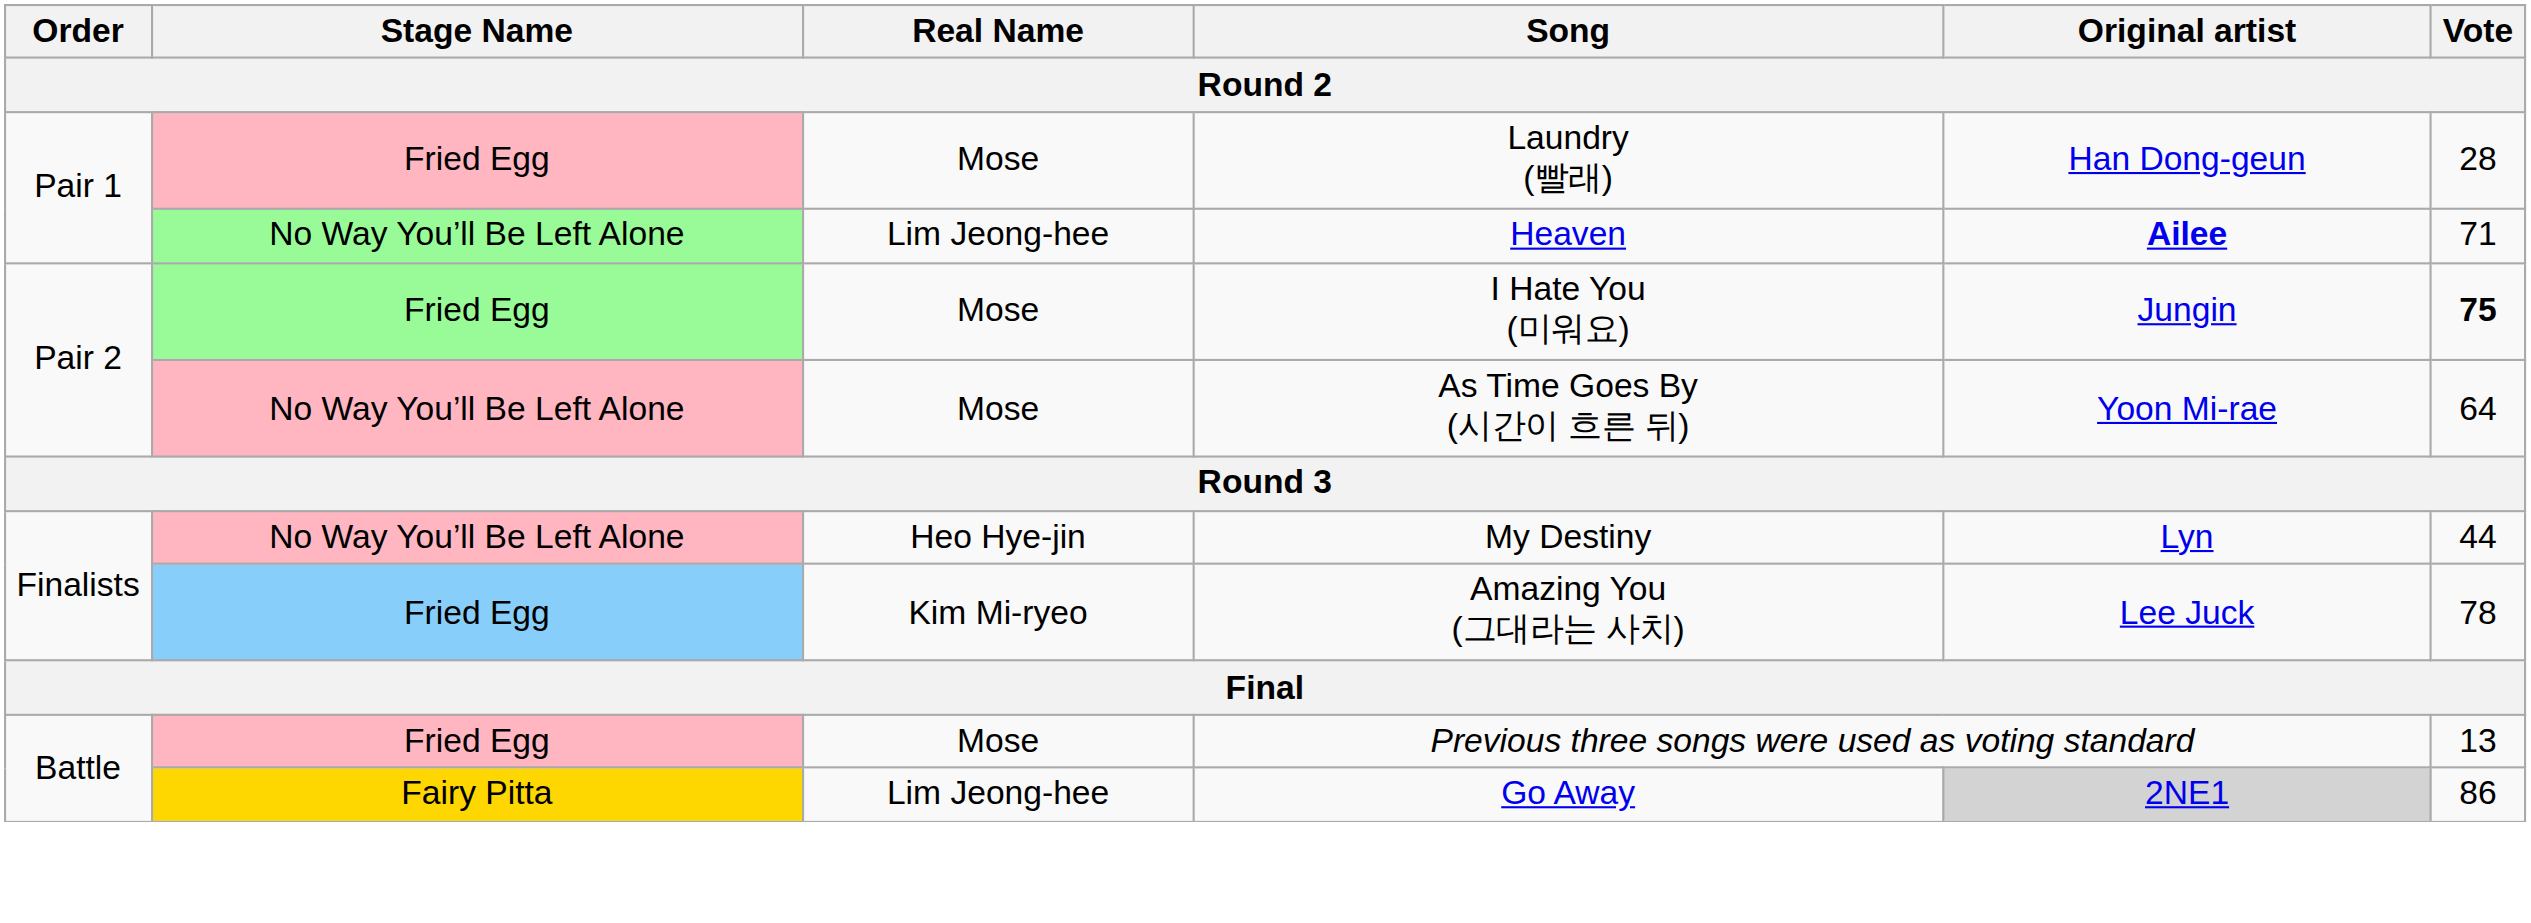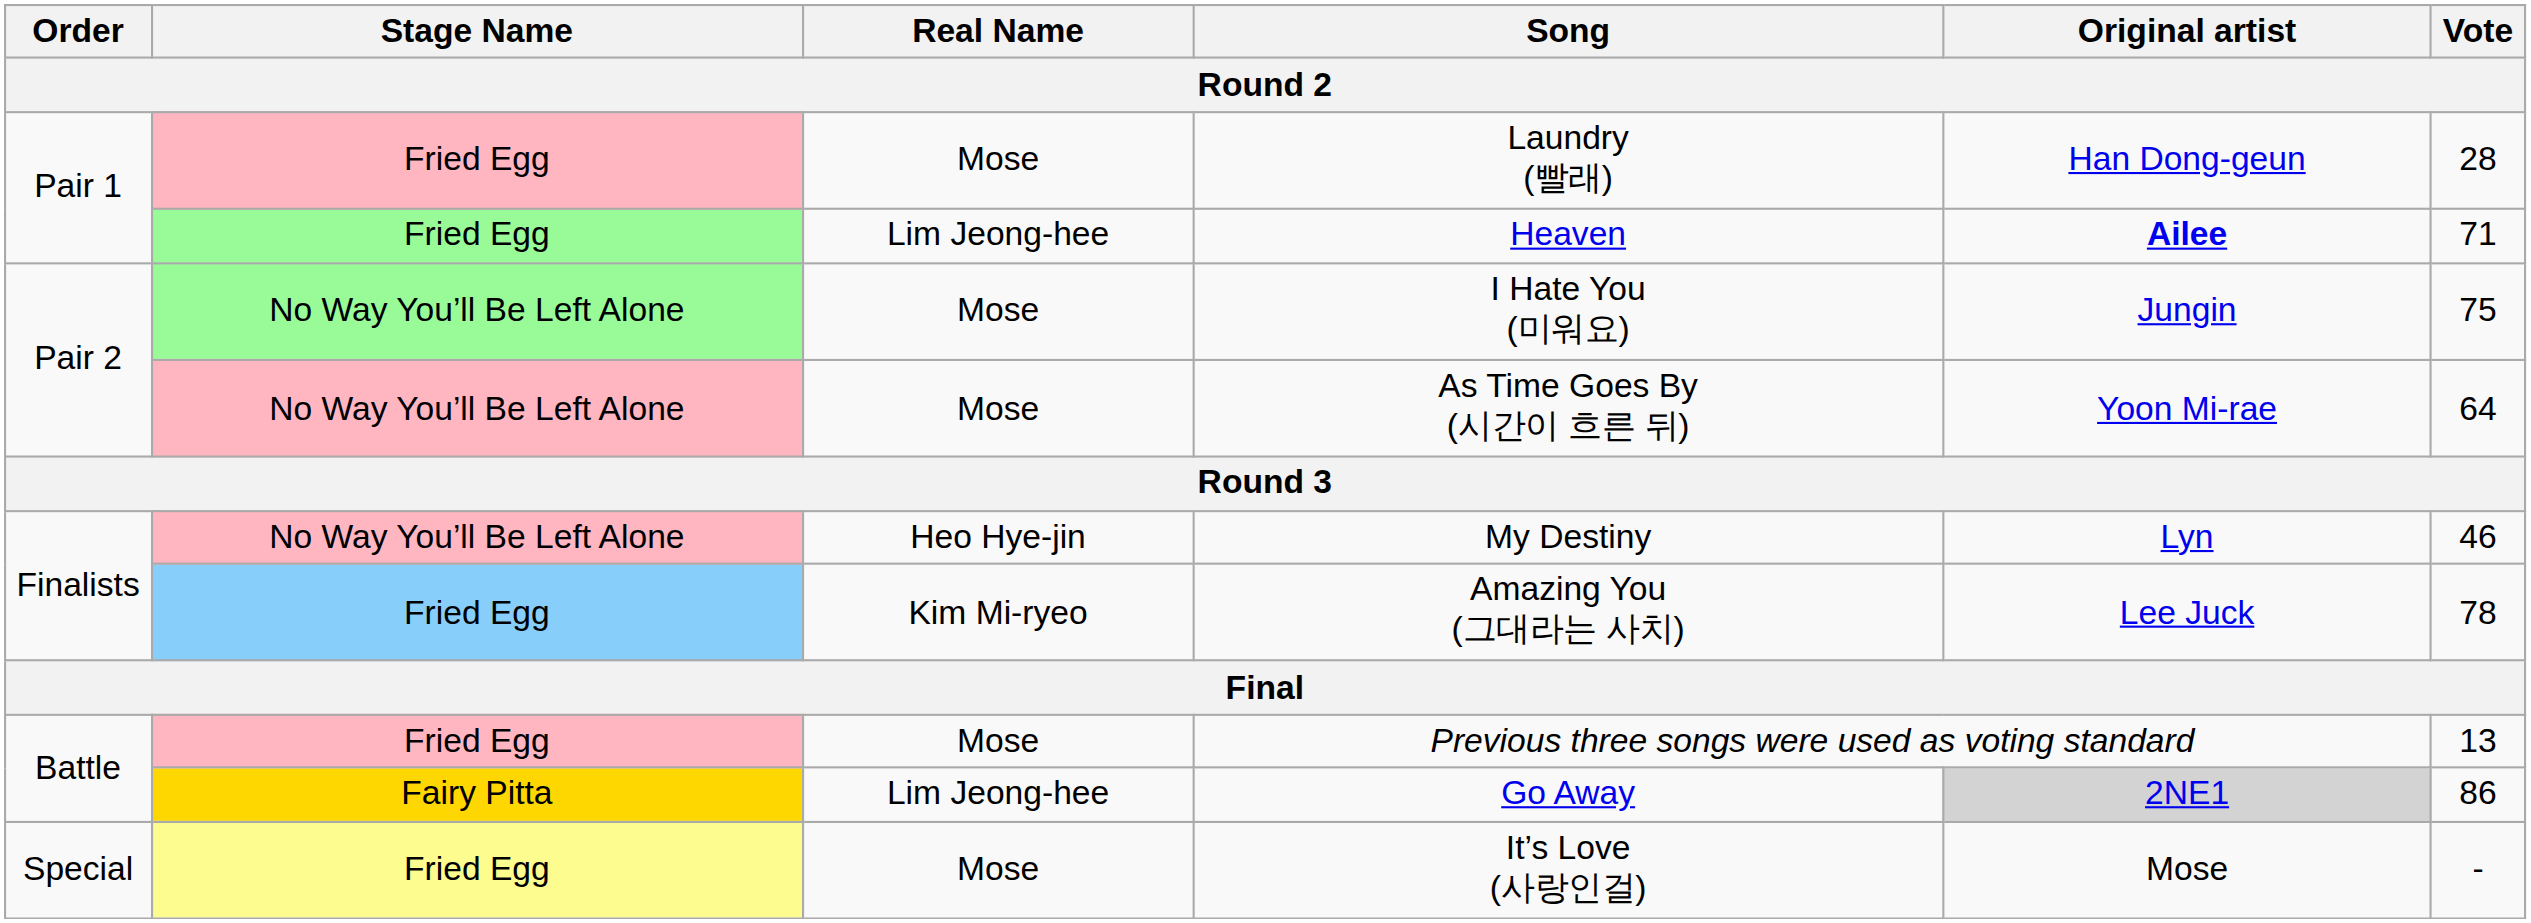(477, 235) No Way You’ll Be Left Alone -> (477, 235) Fried Egg
(477, 310) Fried Egg -> (477, 310) No Way You’ll Be Left Alone
(2478, 310) bold -> (2478, 310) normal
(2478, 536) 44 -> (2478, 536) 46
+ row: (1568, 866)
